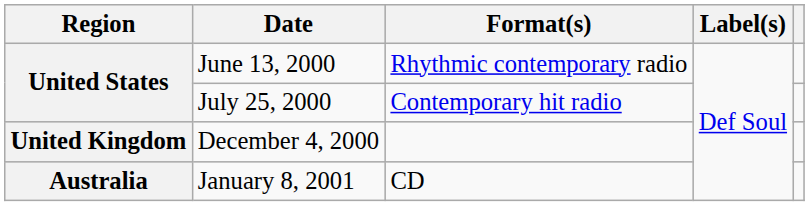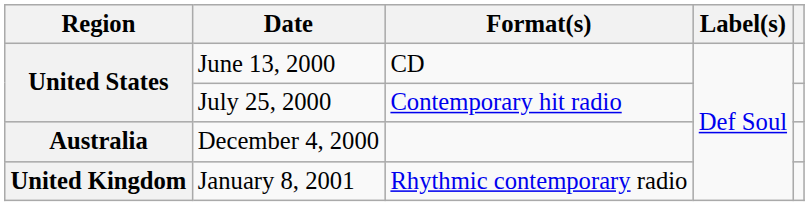(539, 63) Rhythmic contemporary radio -> (408, 63) CD
(98, 141) United Kingdom -> (98, 141) Australia
(98, 180) Australia -> (98, 180) United Kingdom
(408, 180) CD -> (539, 180) Rhythmic contemporary radio
